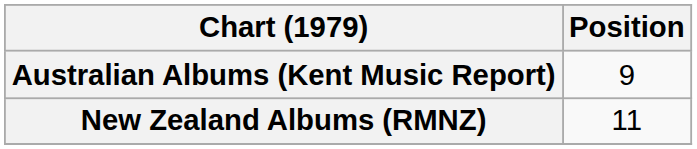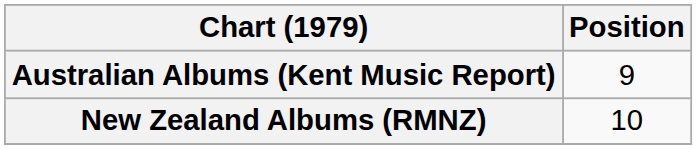(627, 120) 11 -> (627, 120) 10
